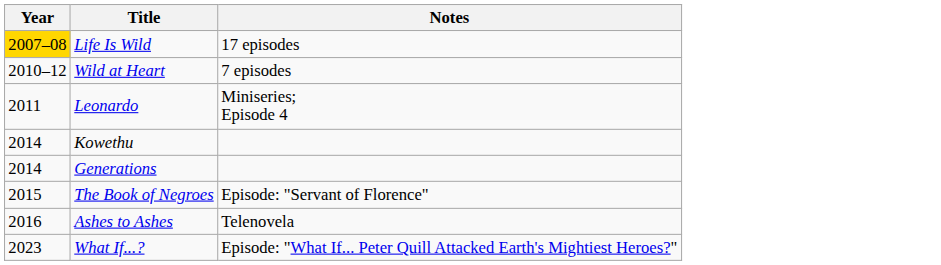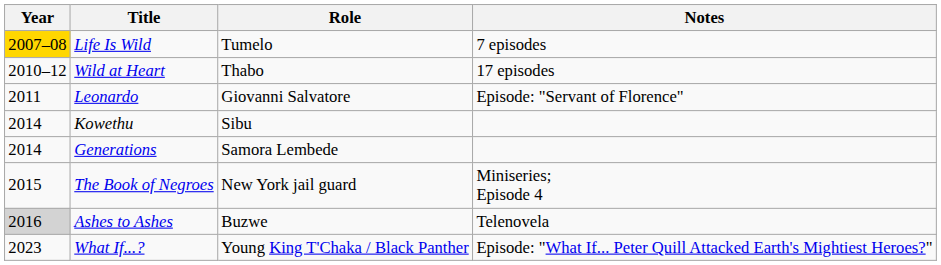+ column: (345, 17)
(260, 44) 17 episodes -> (511, 44) 7 episodes
(256, 70) 7 episodes -> (515, 70) 17 episodes
(259, 106) Miniseries; Episode 4 -> (580, 96) Episode: "Servant of Florence"
(325, 194) Episode: "Servant of Florence" -> (514, 185) Miniseries; Episode 4
(25, 221) no background -> (25, 221) lightgrey background
